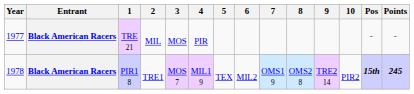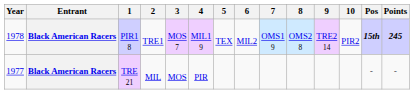rows swapped: (129, 42) <-> (129, 77)
